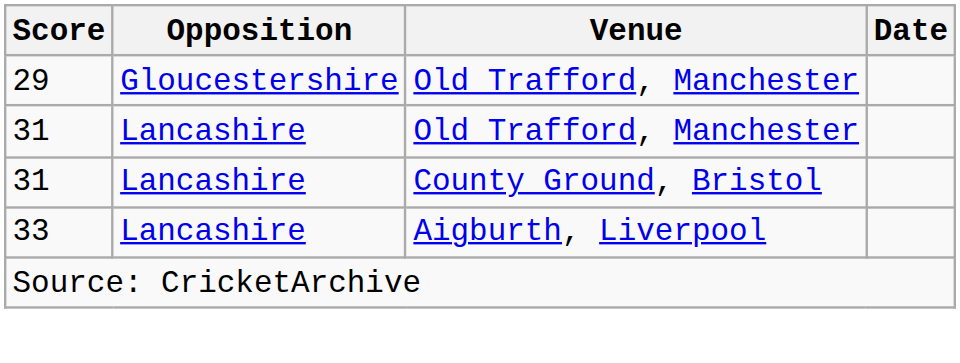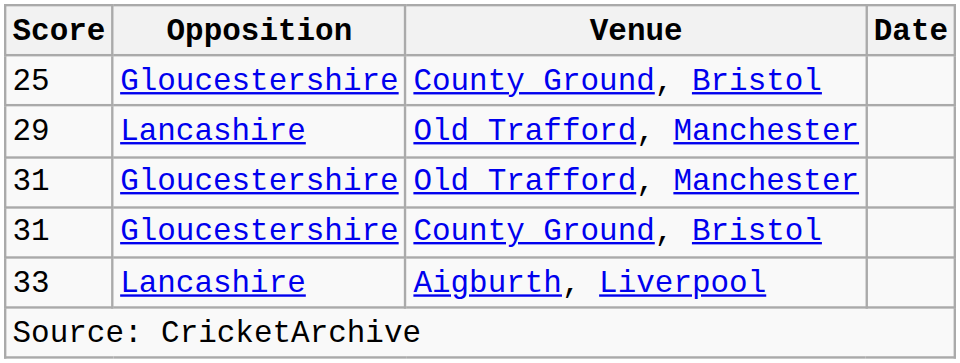+ row: (31, 81)
(259, 81) Gloucestershire -> (213, 131) Lancashire
(213, 131) Lancashire -> (259, 182) Gloucestershire
(213, 182) Lancashire -> (259, 232) Gloucestershire
